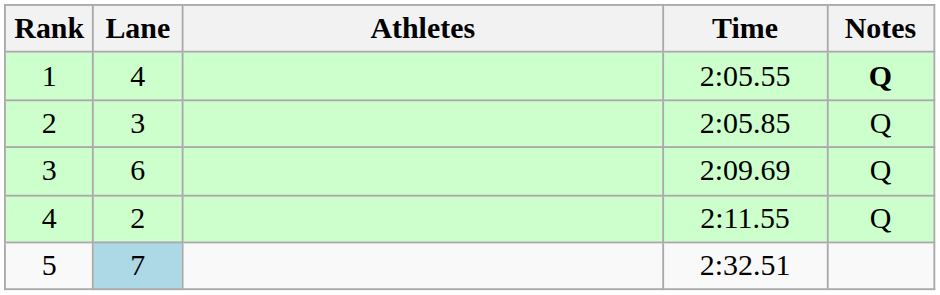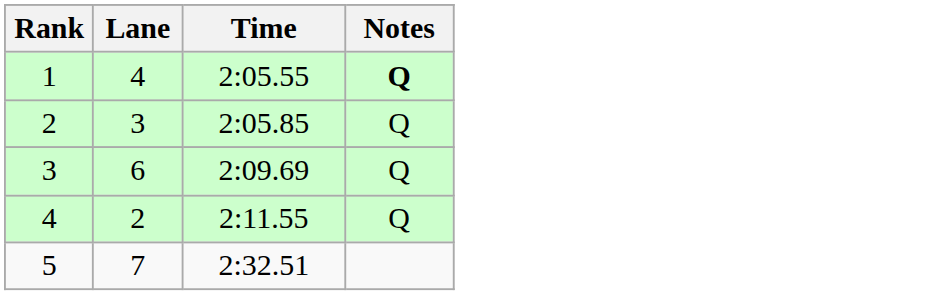- column: (423, 28)
(138, 265) lightblue background -> (138, 265) no background
